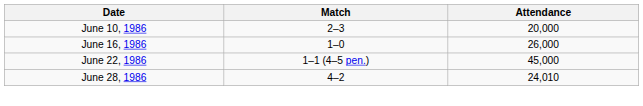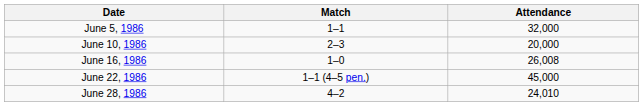+ row: (114, 28)
(543, 45) 26,000 -> (543, 61) 26,008
